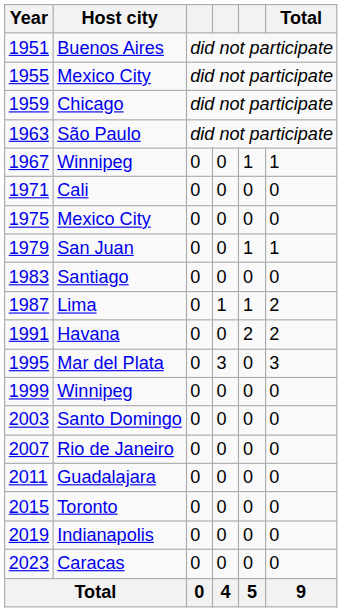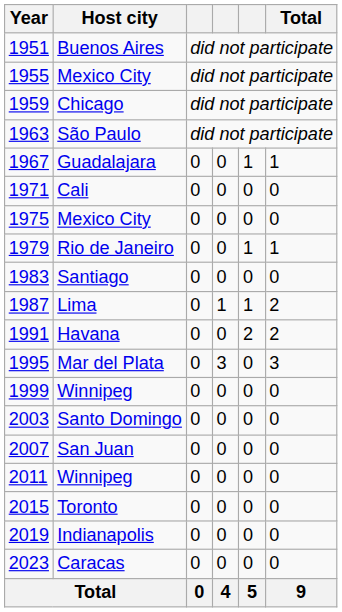(95, 162) Winnipeg -> (107, 162) Guadalajara
(95, 248) San Juan -> (116, 248) Rio de Janeiro
(116, 448) Rio de Janeiro -> (95, 448) San Juan
(107, 477) Guadalajara -> (95, 477) Winnipeg
